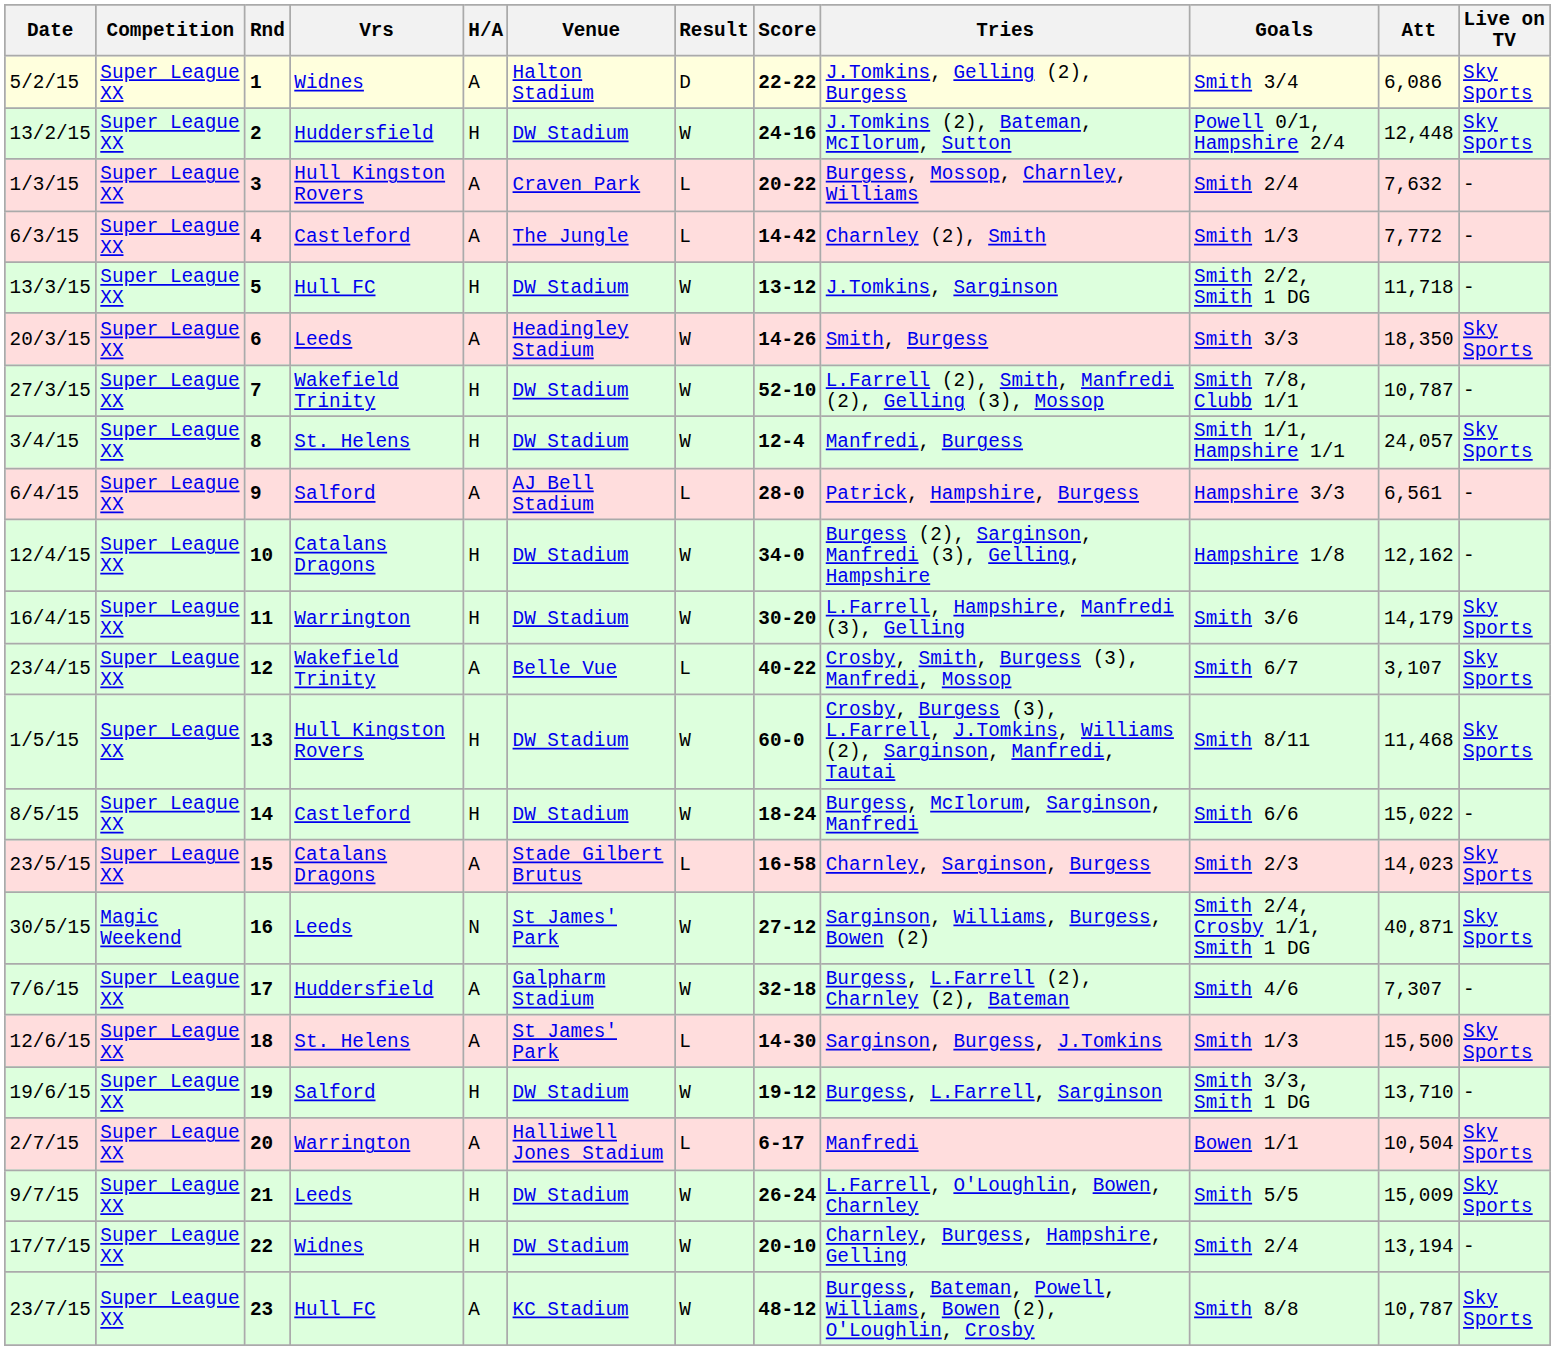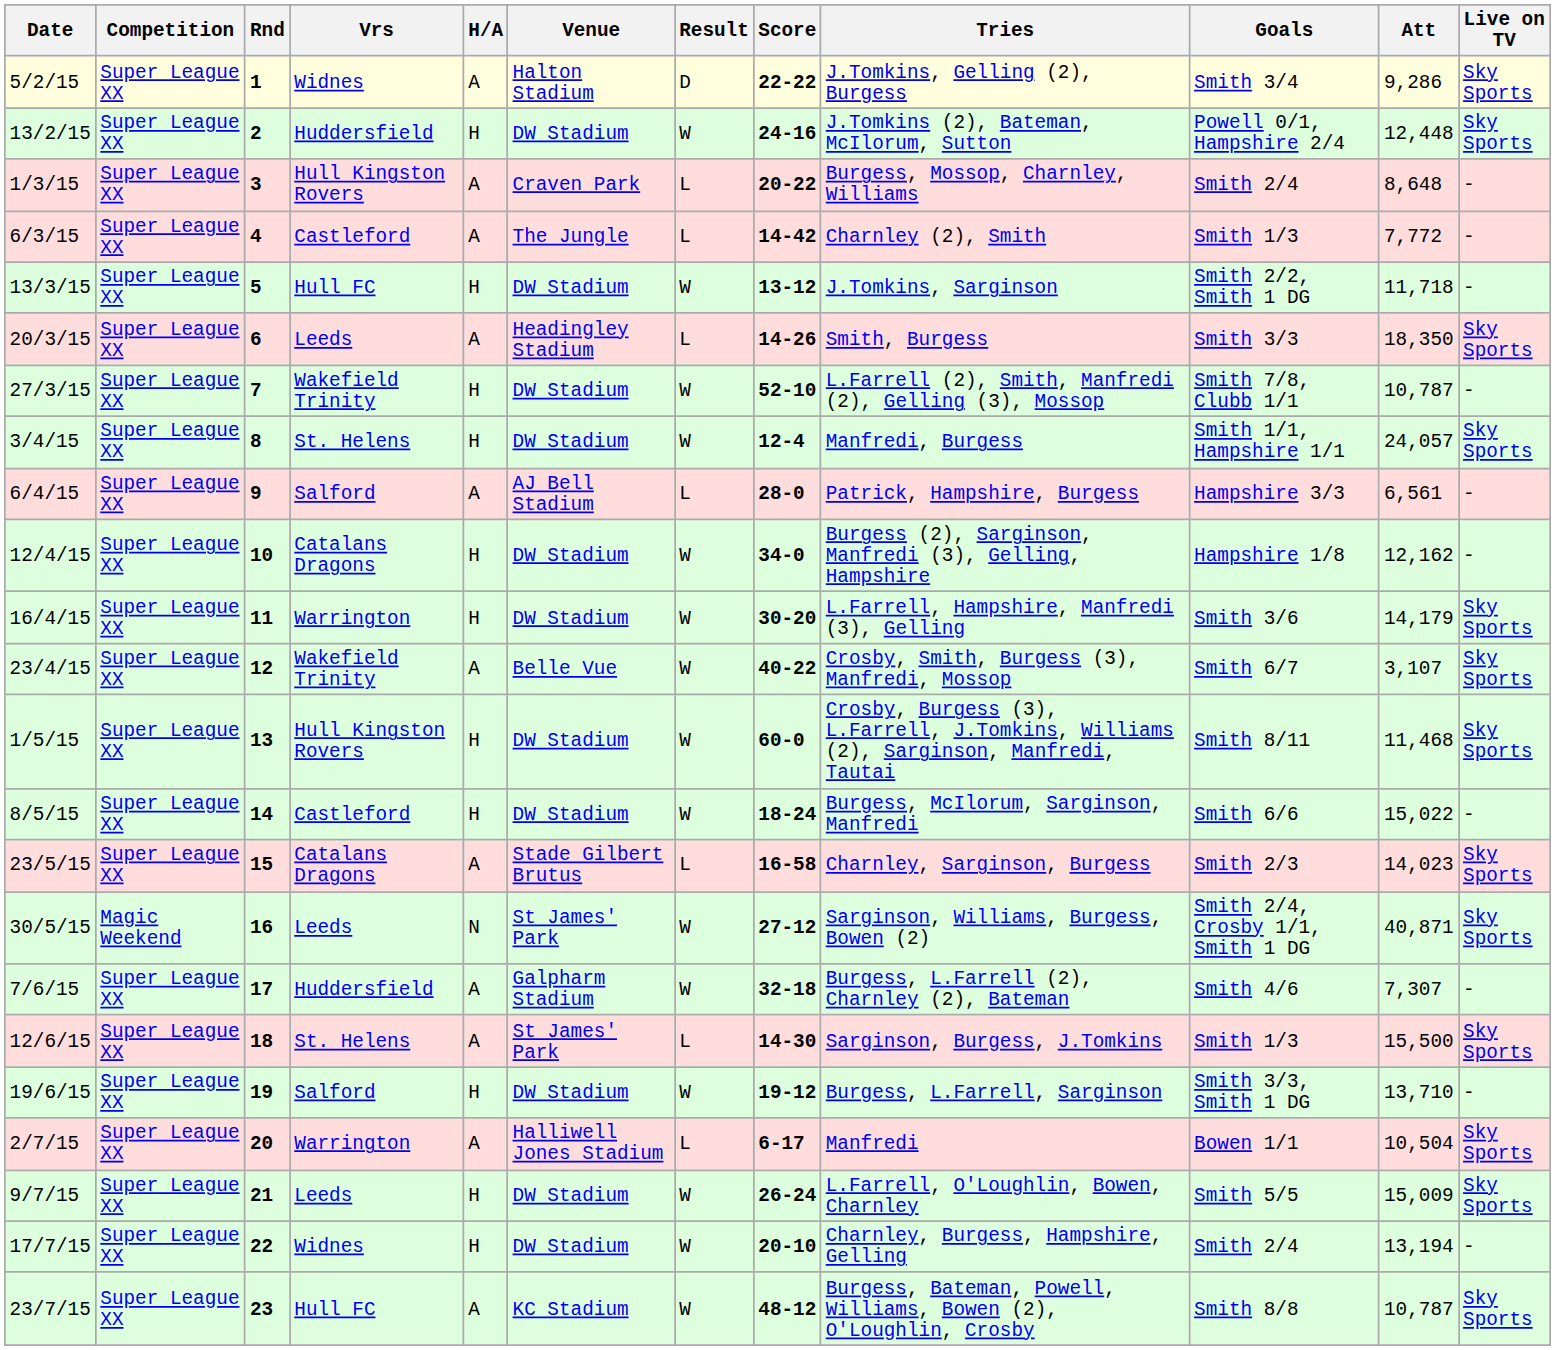(1413, 82) 6,086 -> (1413, 82) 9,286
(1413, 185) 7,632 -> (1413, 185) 8,648
(685, 339) W -> (685, 339) L
(685, 669) L -> (685, 669) W
